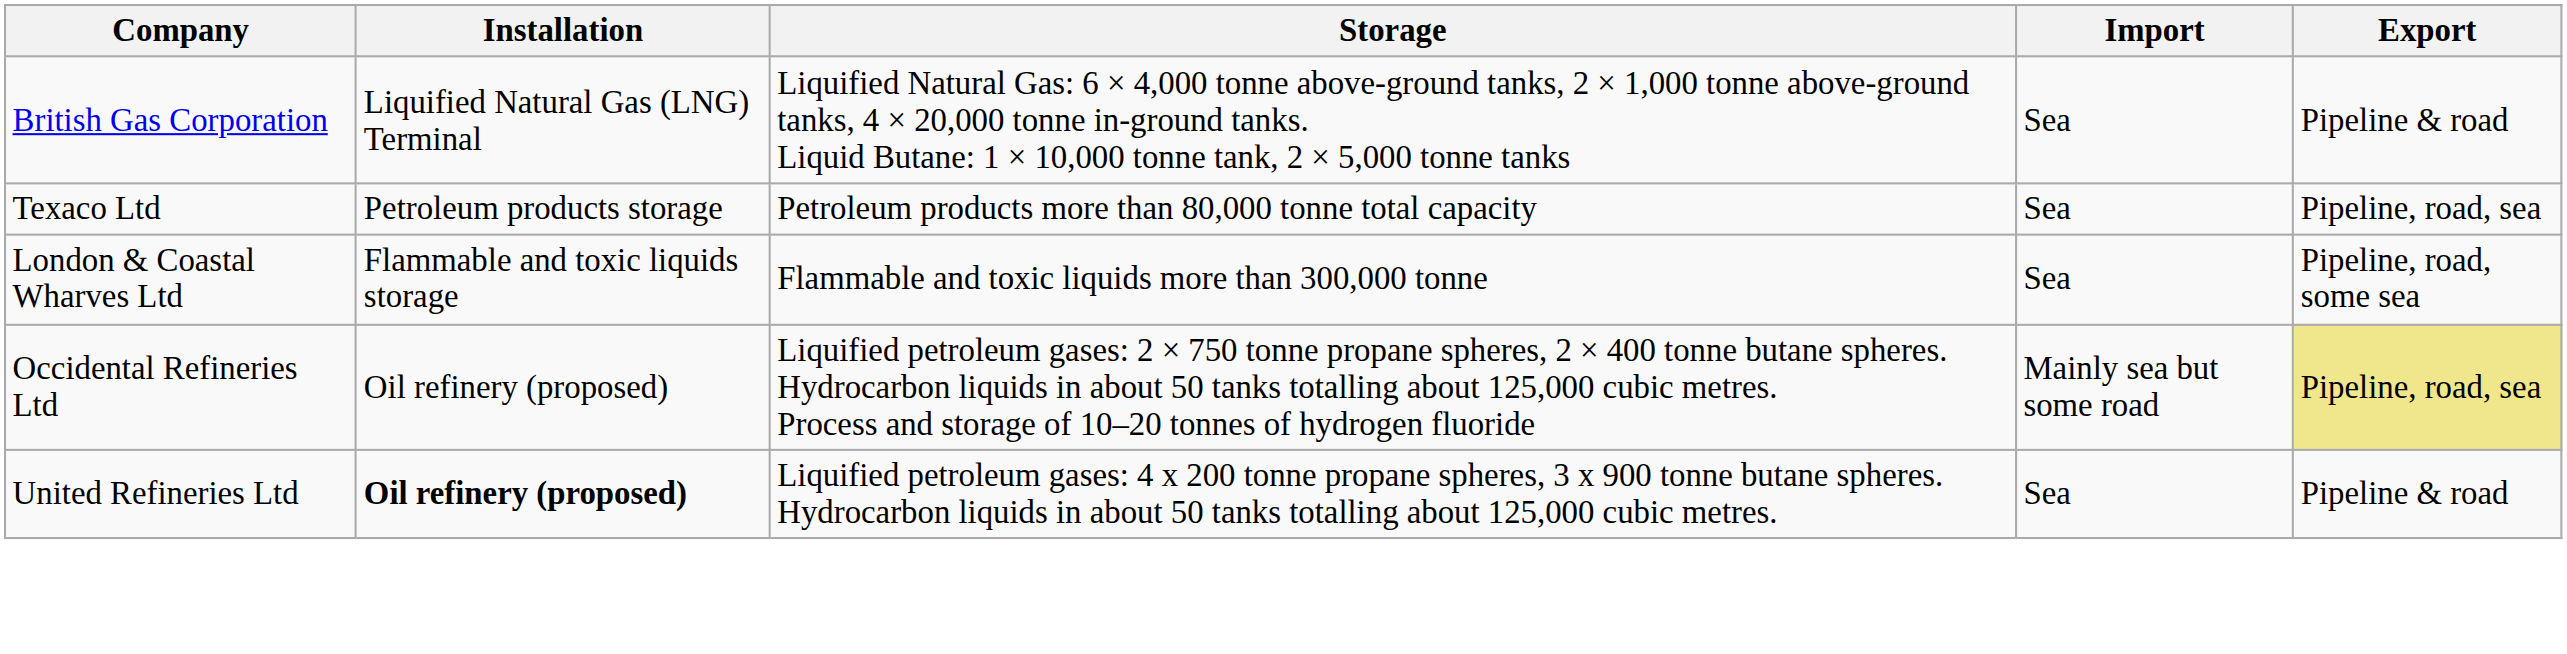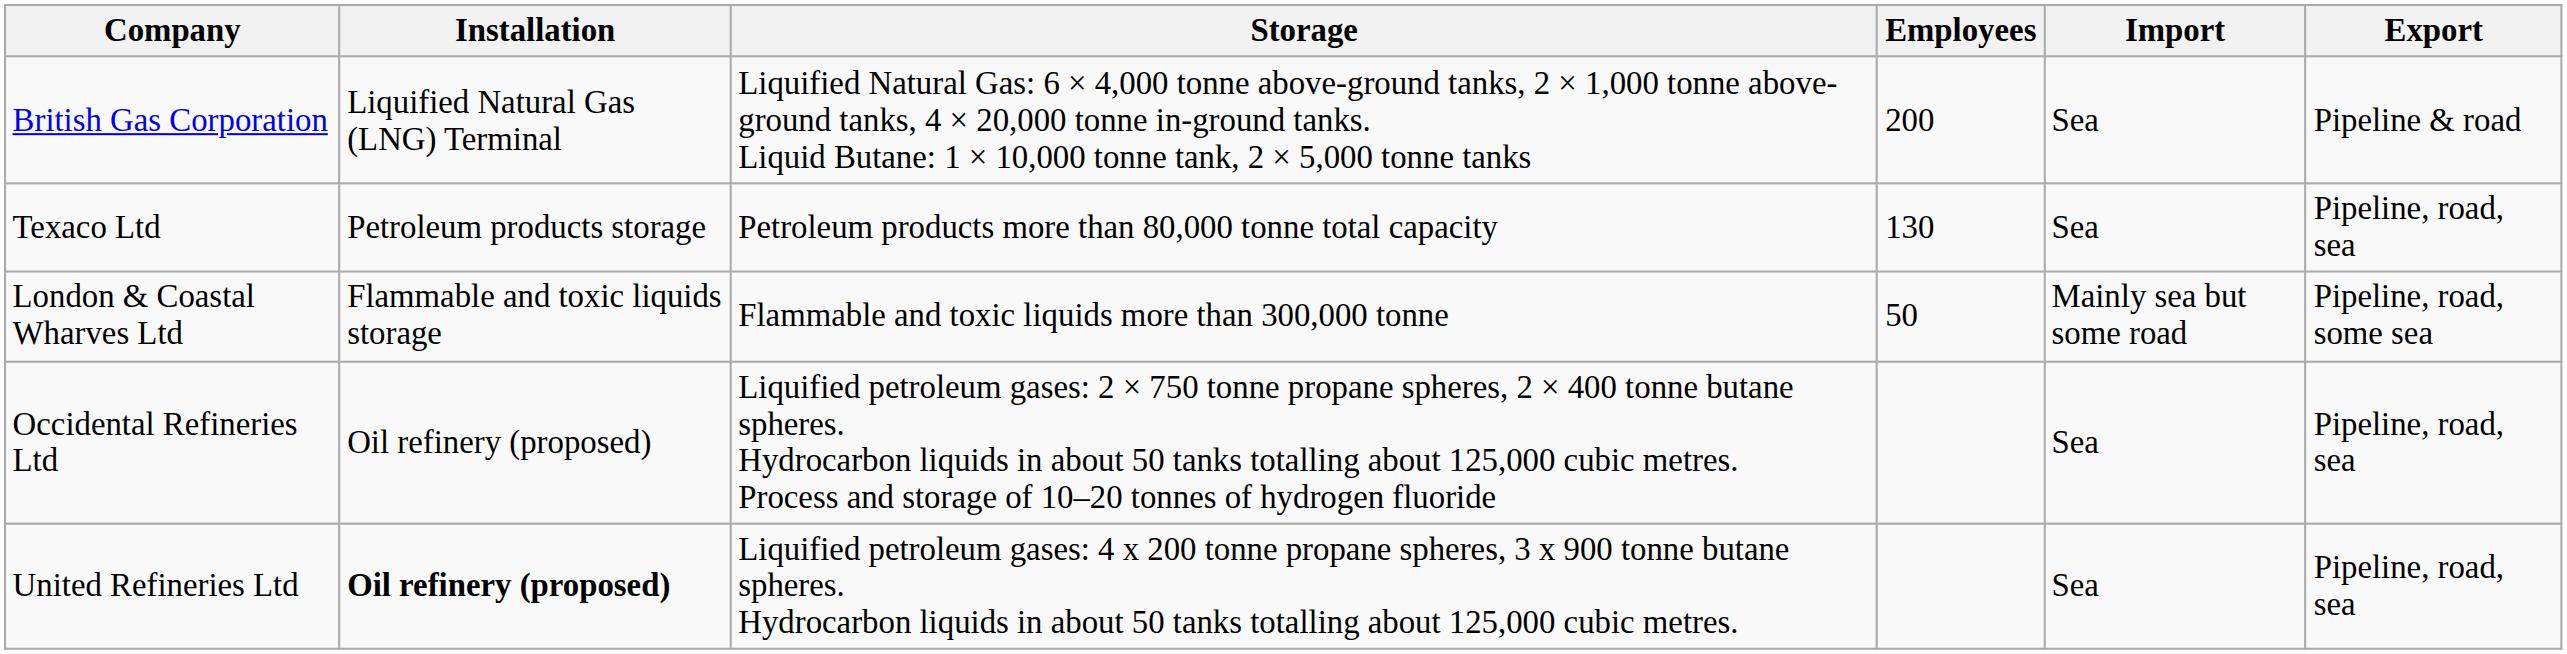+ column: (1961, 30)
(2047, 278) Sea -> (2149, 315) Mainly sea but some road
(2121, 386) Mainly sea but some road -> (2075, 441) Sea
(2421, 386) khaki background -> (2409, 441) no background
(2405, 493) Pipeline & road -> (2409, 585) Pipeline, road, sea
